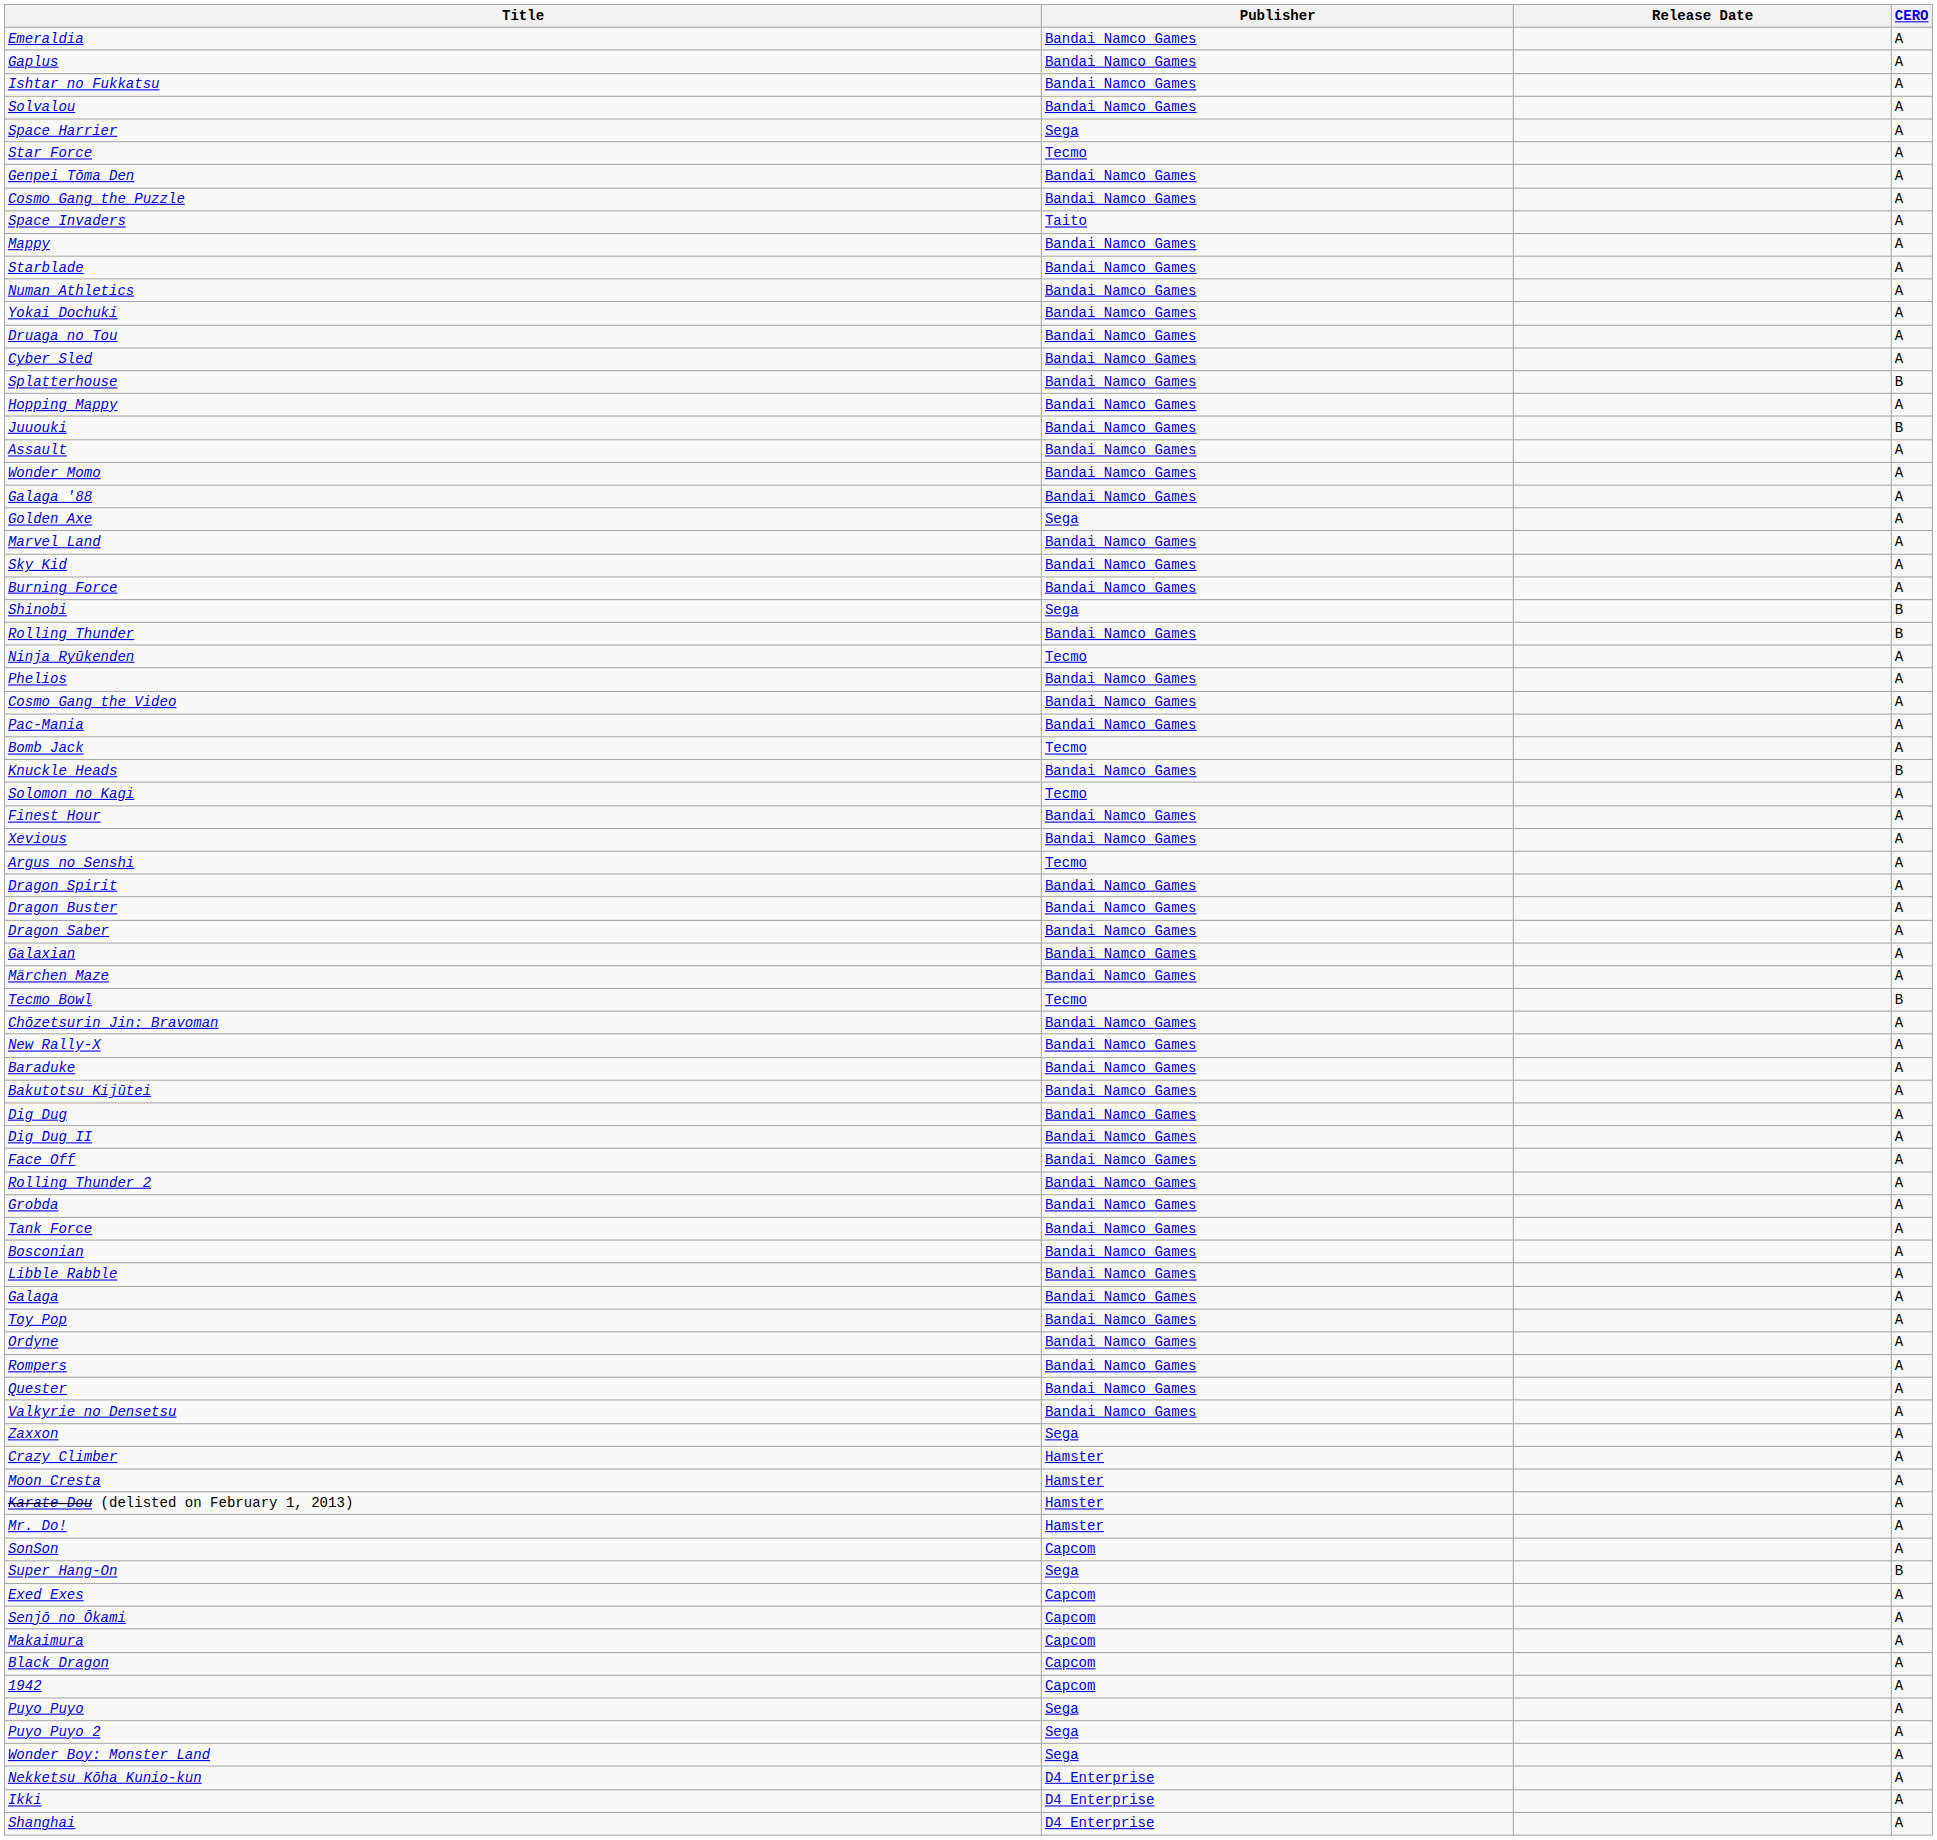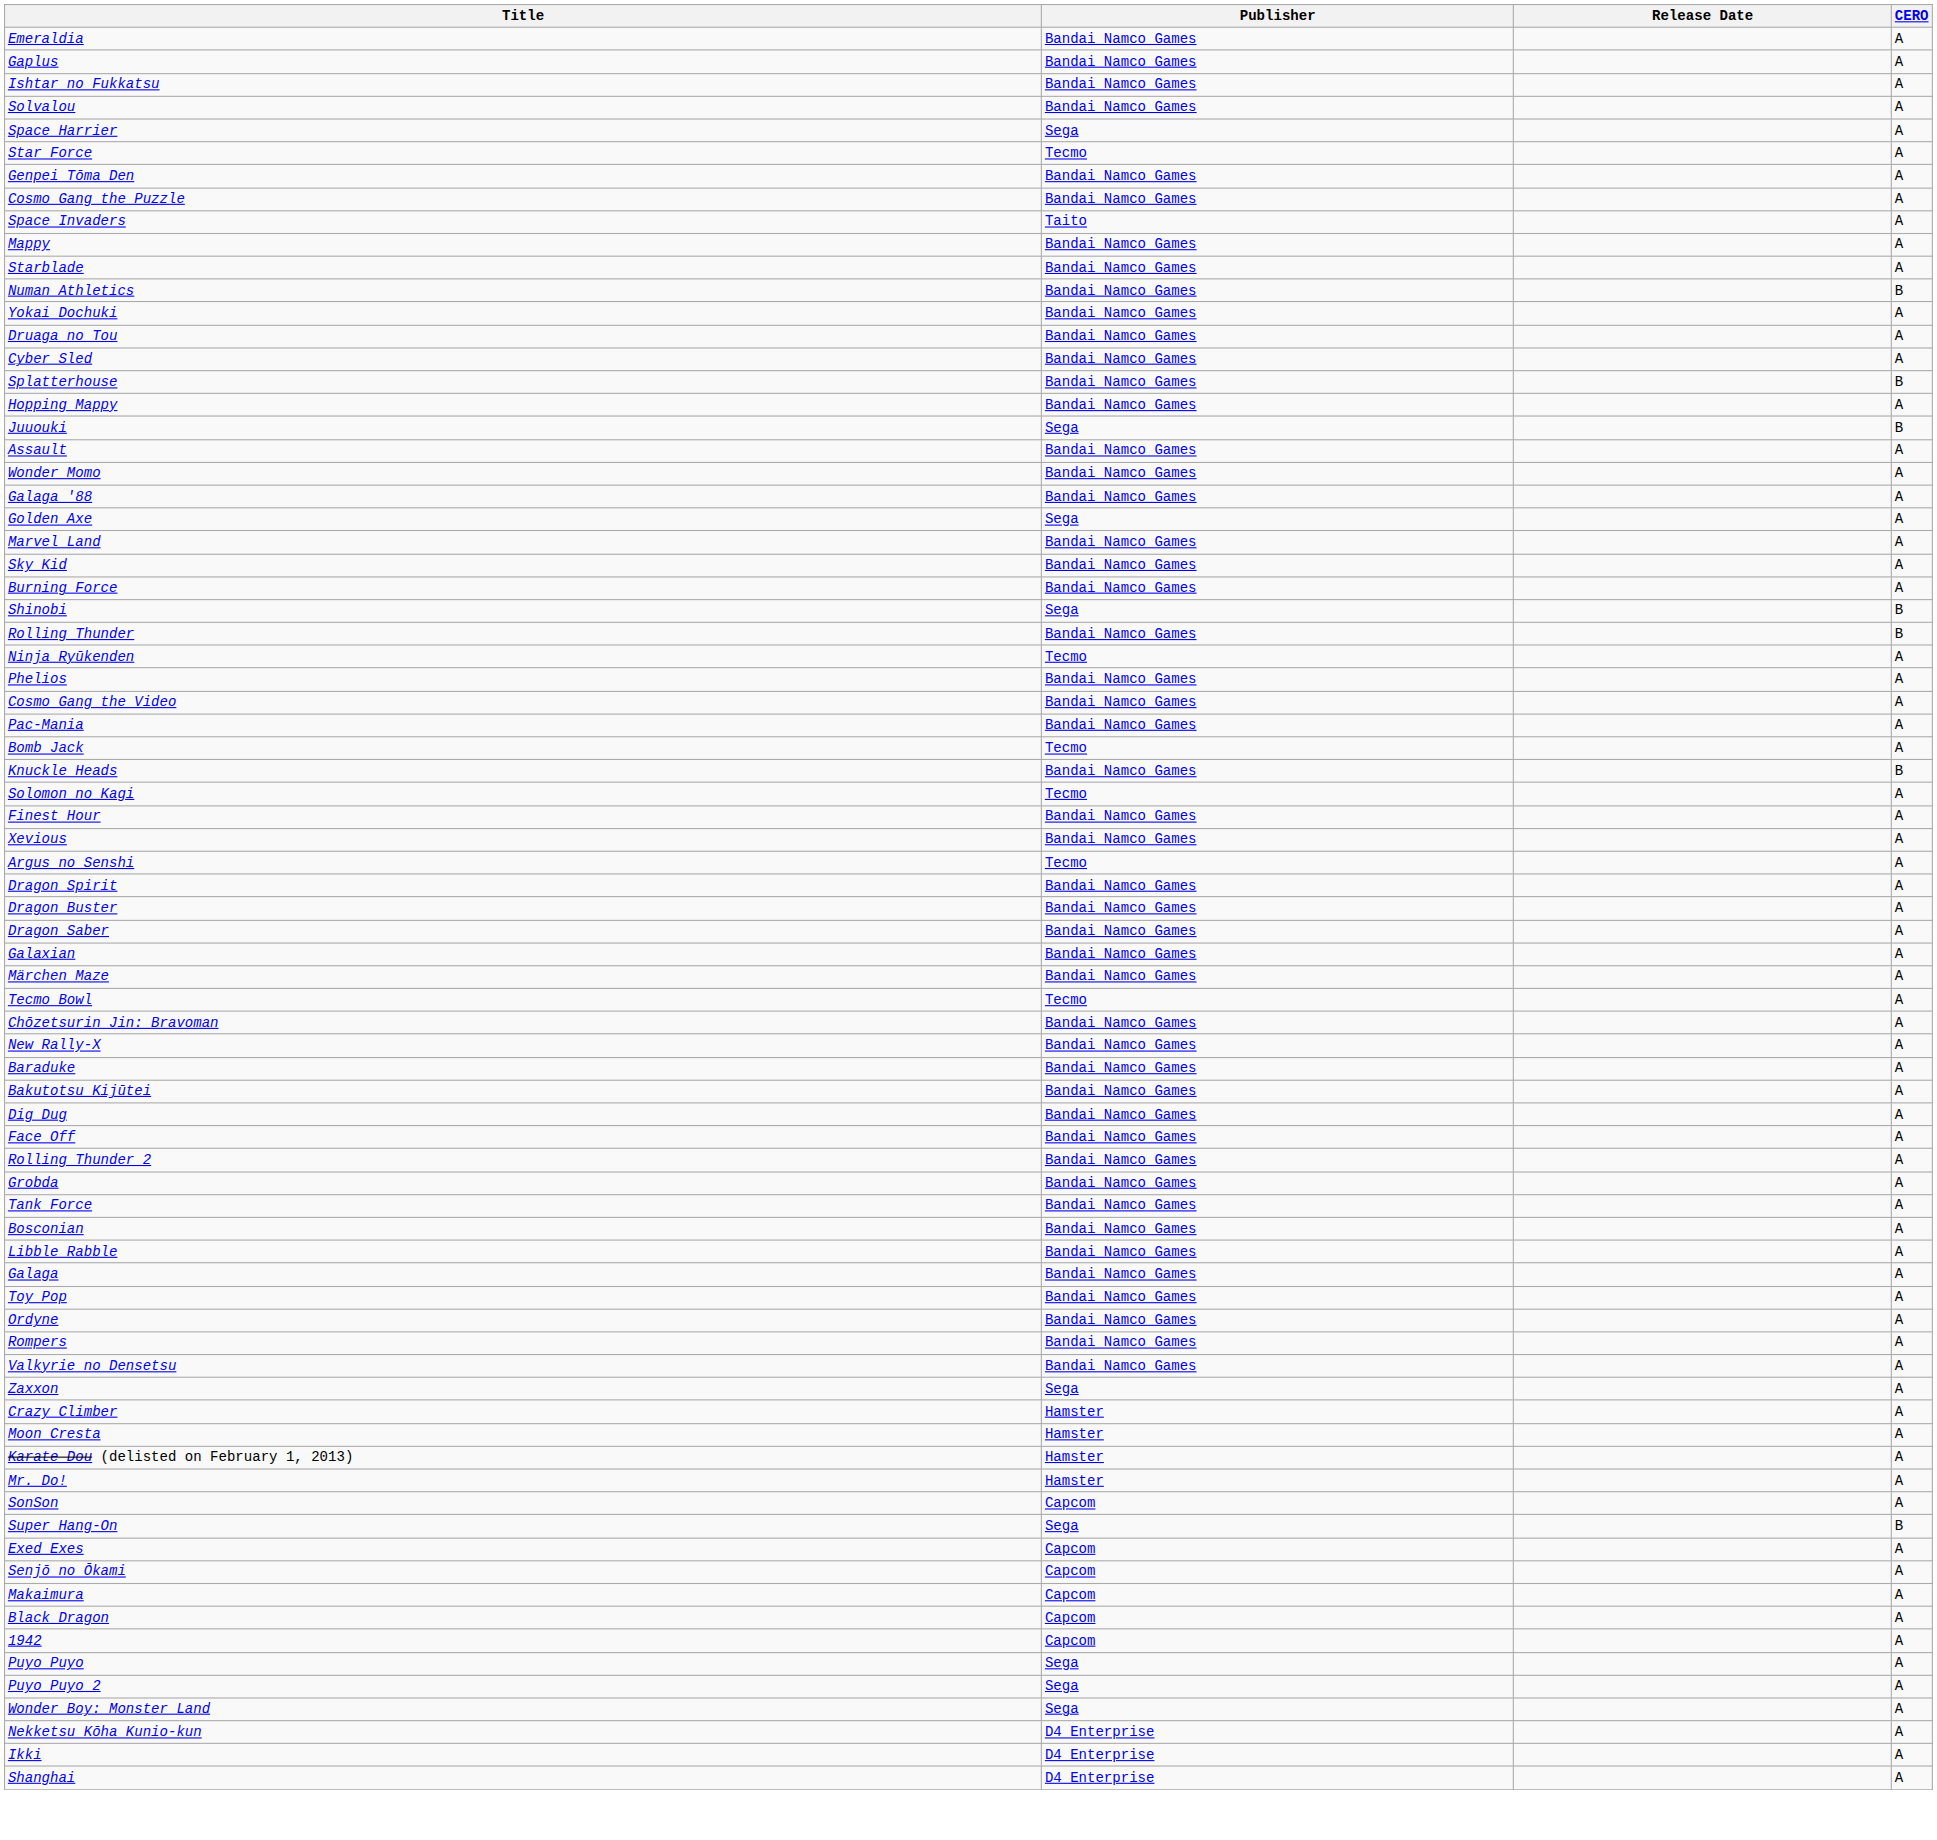(1899, 291) A -> (1899, 291) B
(1121, 428) Bandai Namco Games -> (1062, 428) Sega
(1899, 1000) B -> (1899, 1000) A
- row: (50, 1137)
- row: (37, 1389)
